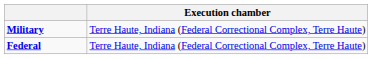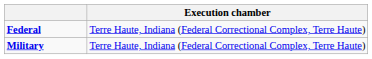rows swapped: (24, 45) <-> (25, 29)
